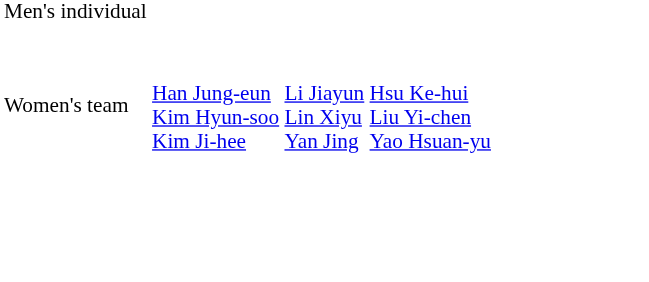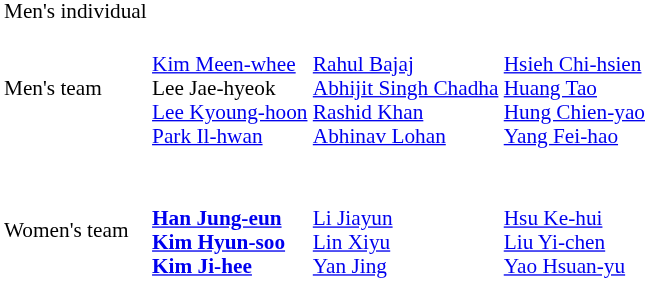+ row: (53, 87)
(216, 117) normal -> (219, 242) bold
